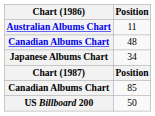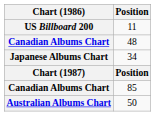(59, 27) Australian Albums Chart -> (59, 27) US Billboard 200
(59, 103) US Billboard 200 -> (59, 103) Australian Albums Chart
